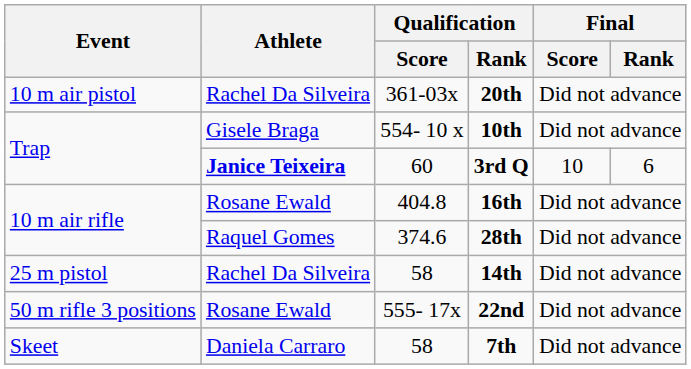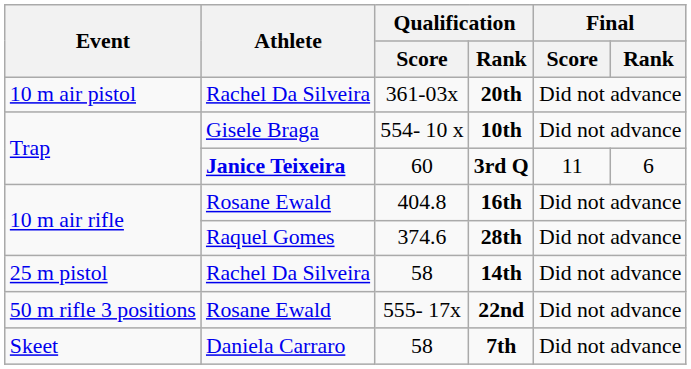(572, 166) 10 -> (572, 166) 11
